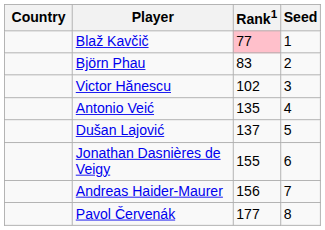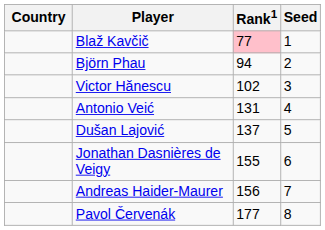(244, 64) 83 -> (244, 64) 94
(248, 108) 135 -> (248, 108) 131
